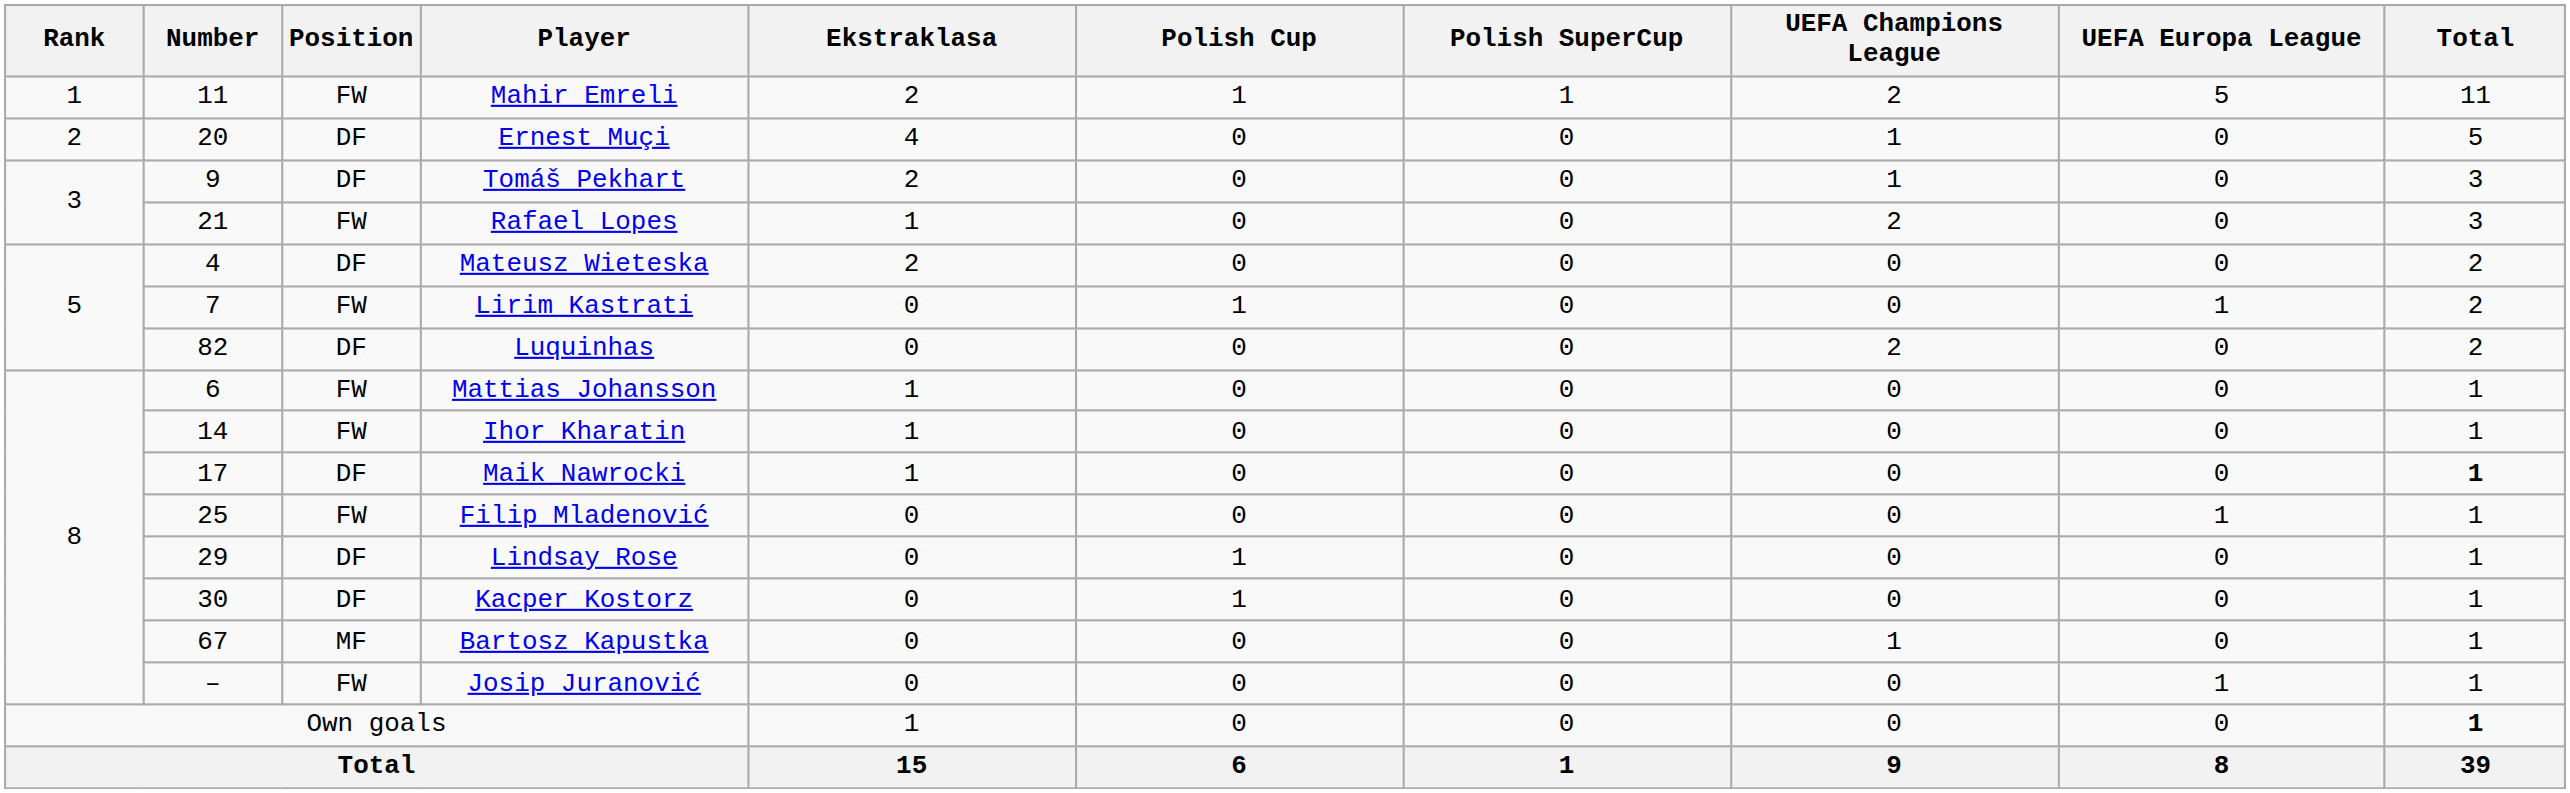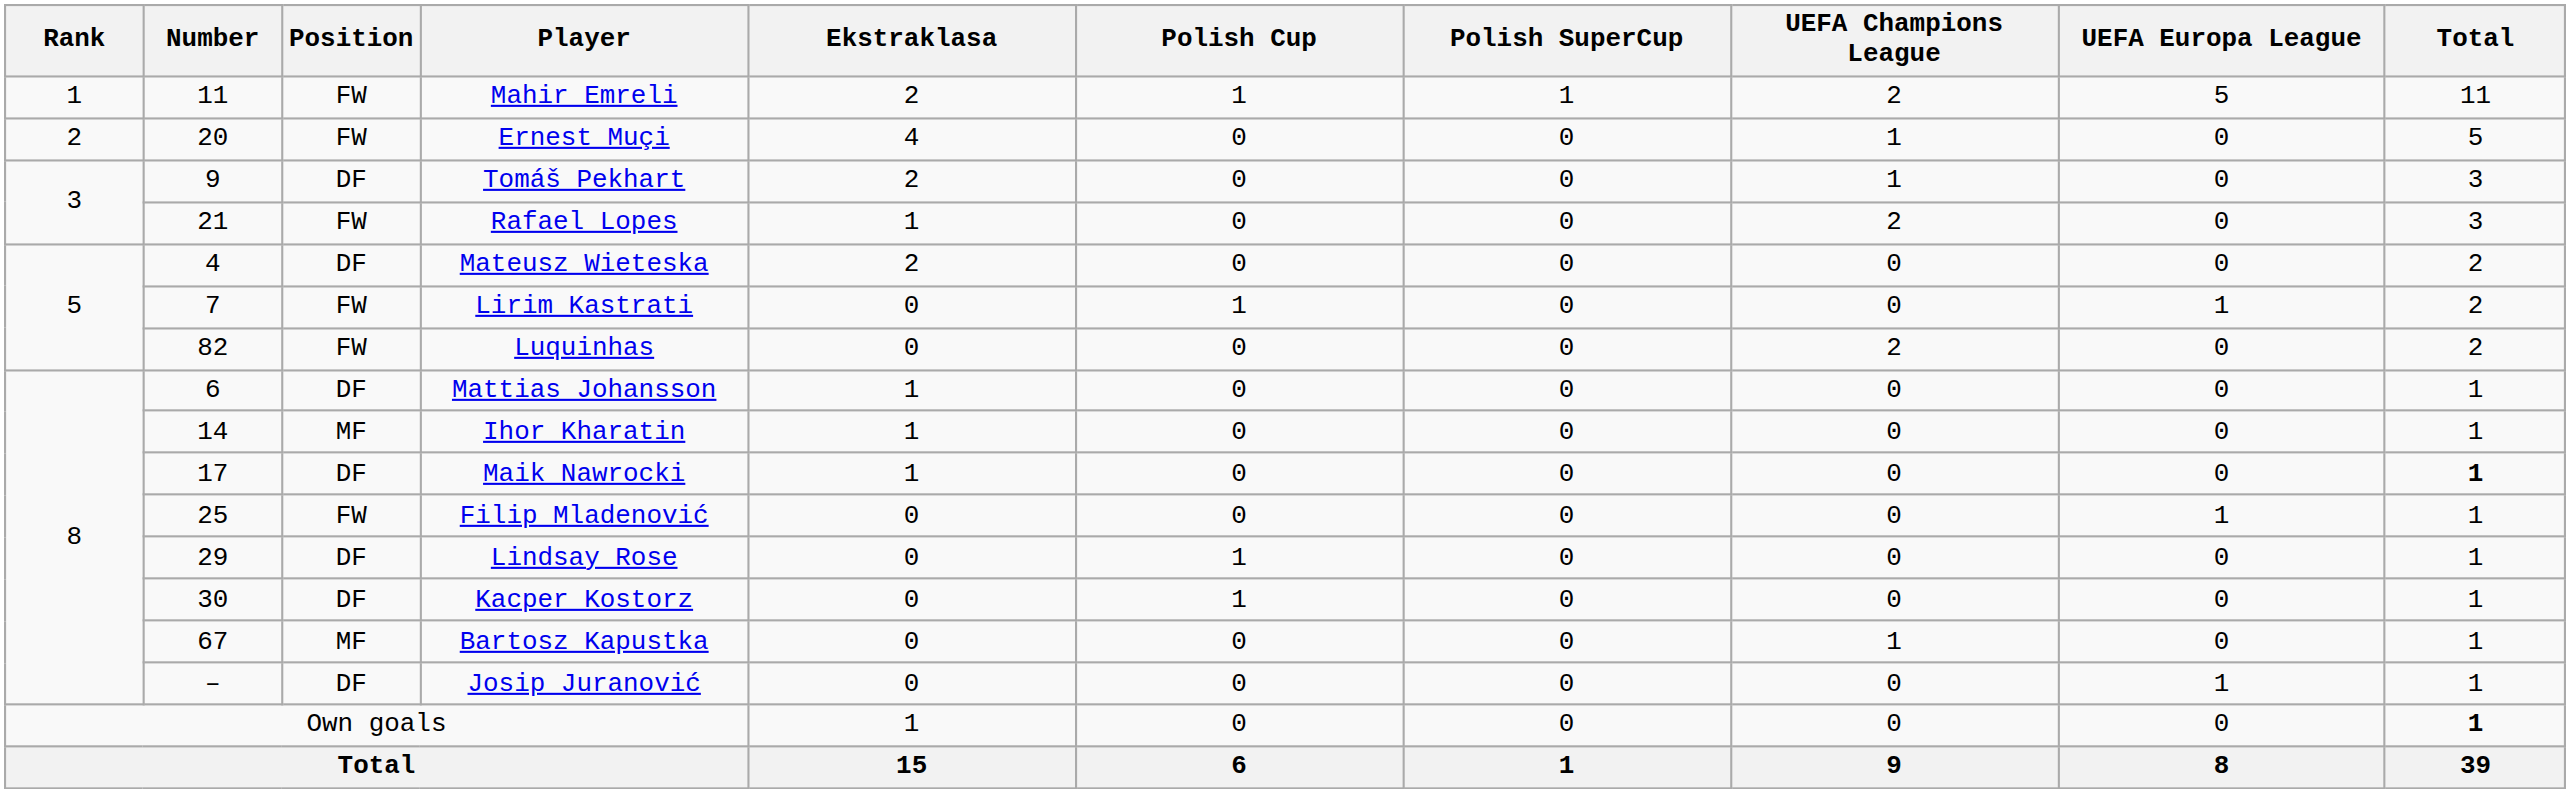(351, 139) DF -> (351, 139) FW
(351, 349) DF -> (351, 349) FW
(351, 391) FW -> (351, 391) DF
(351, 433) FW -> (351, 433) MF
(351, 684) FW -> (351, 684) DF
